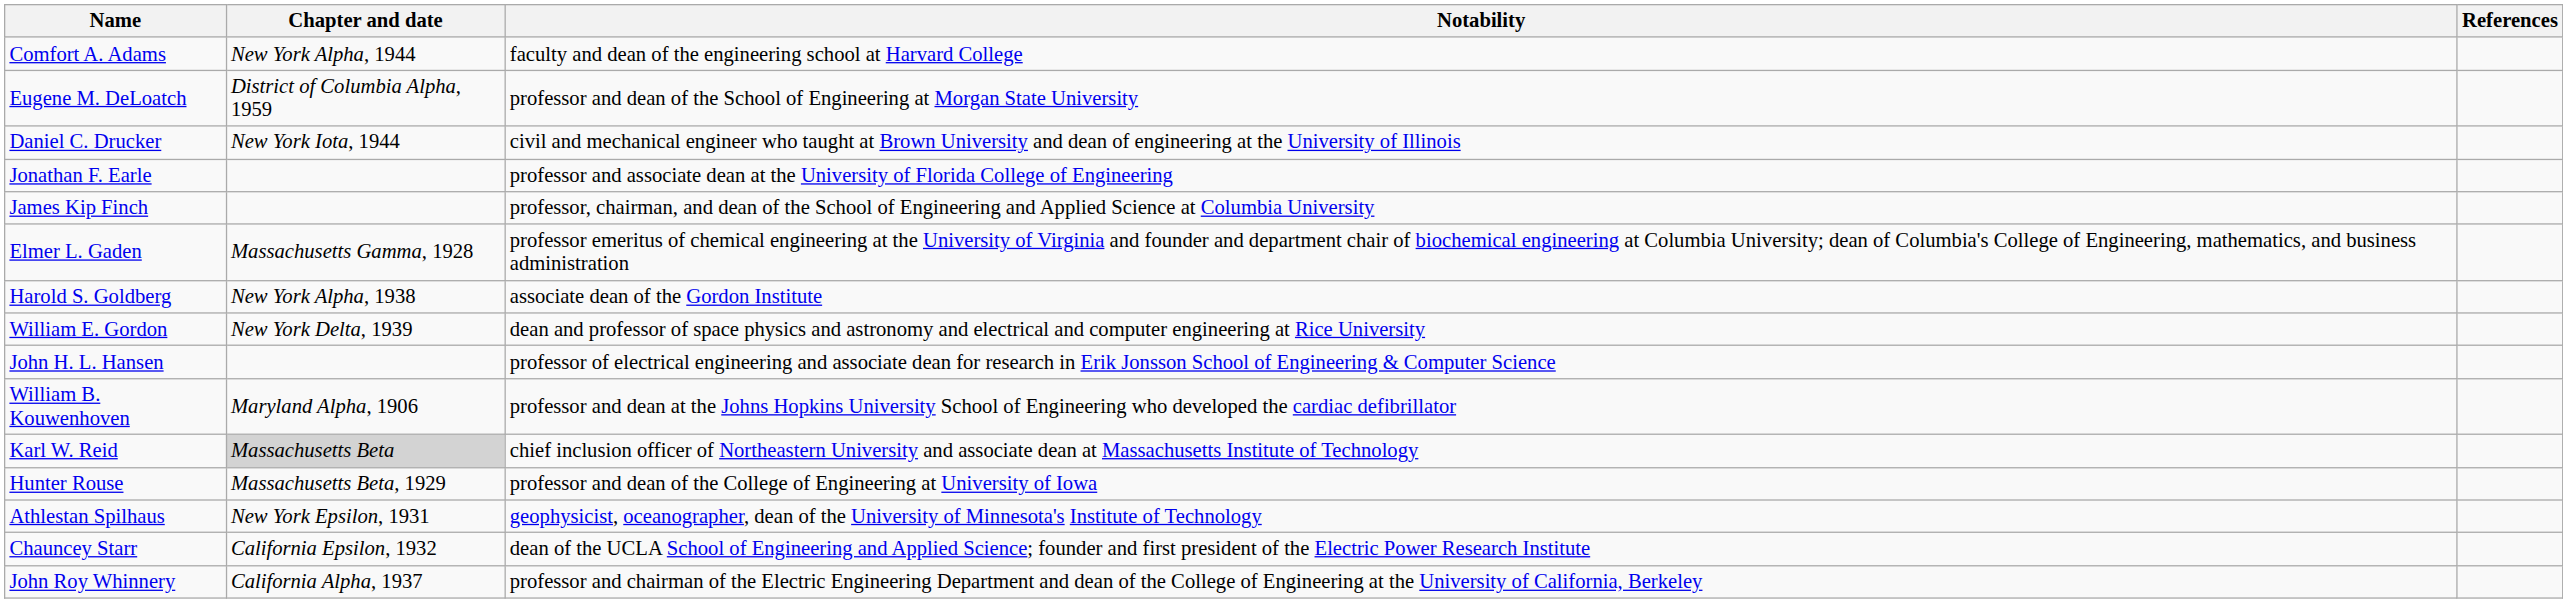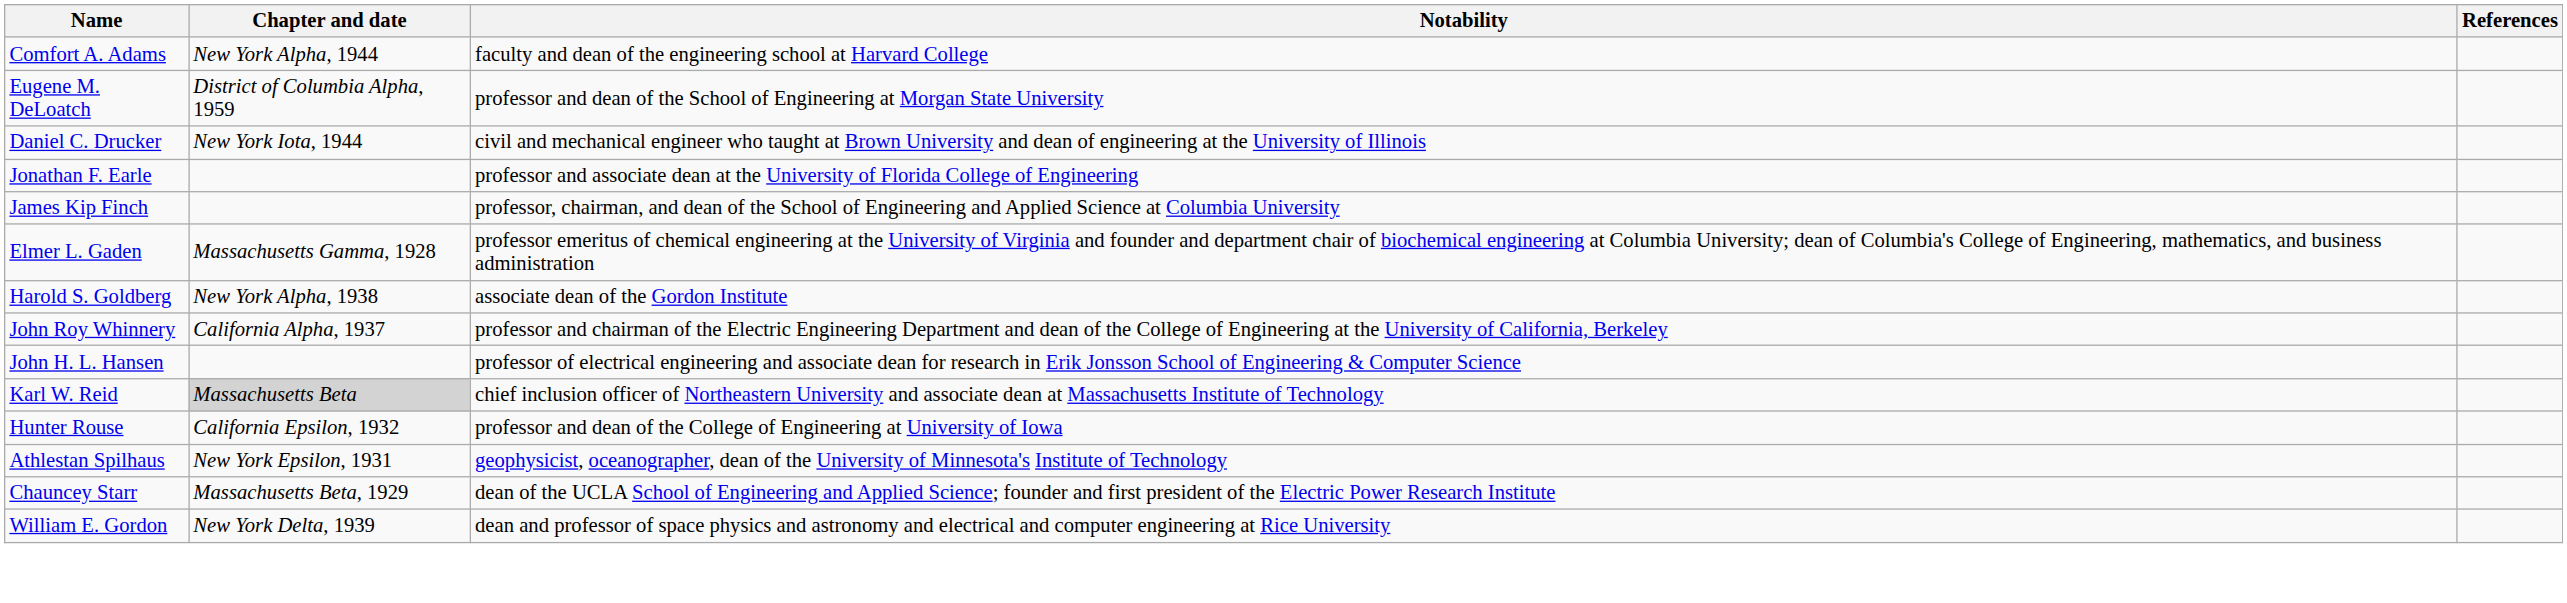rows swapped: (88, 329) <-> (92, 581)
- row: (70, 406)
(338, 483) Massachusetts Beta, 1929 -> (296, 427) California Epsilon, 1932
(334, 548) California Epsilon, 1932 -> (301, 492) Massachusetts Beta, 1929
